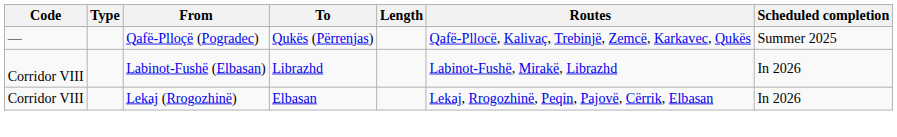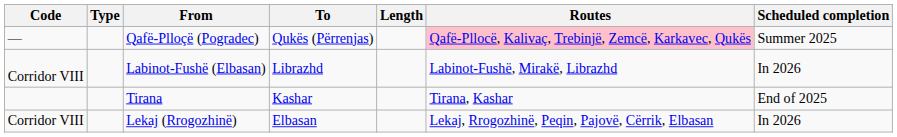(590, 37) no background -> (590, 37) pink background
+ row: (144, 98)
